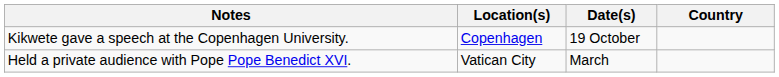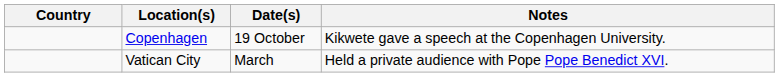columns swapped: (716, 15) <-> (231, 15)
